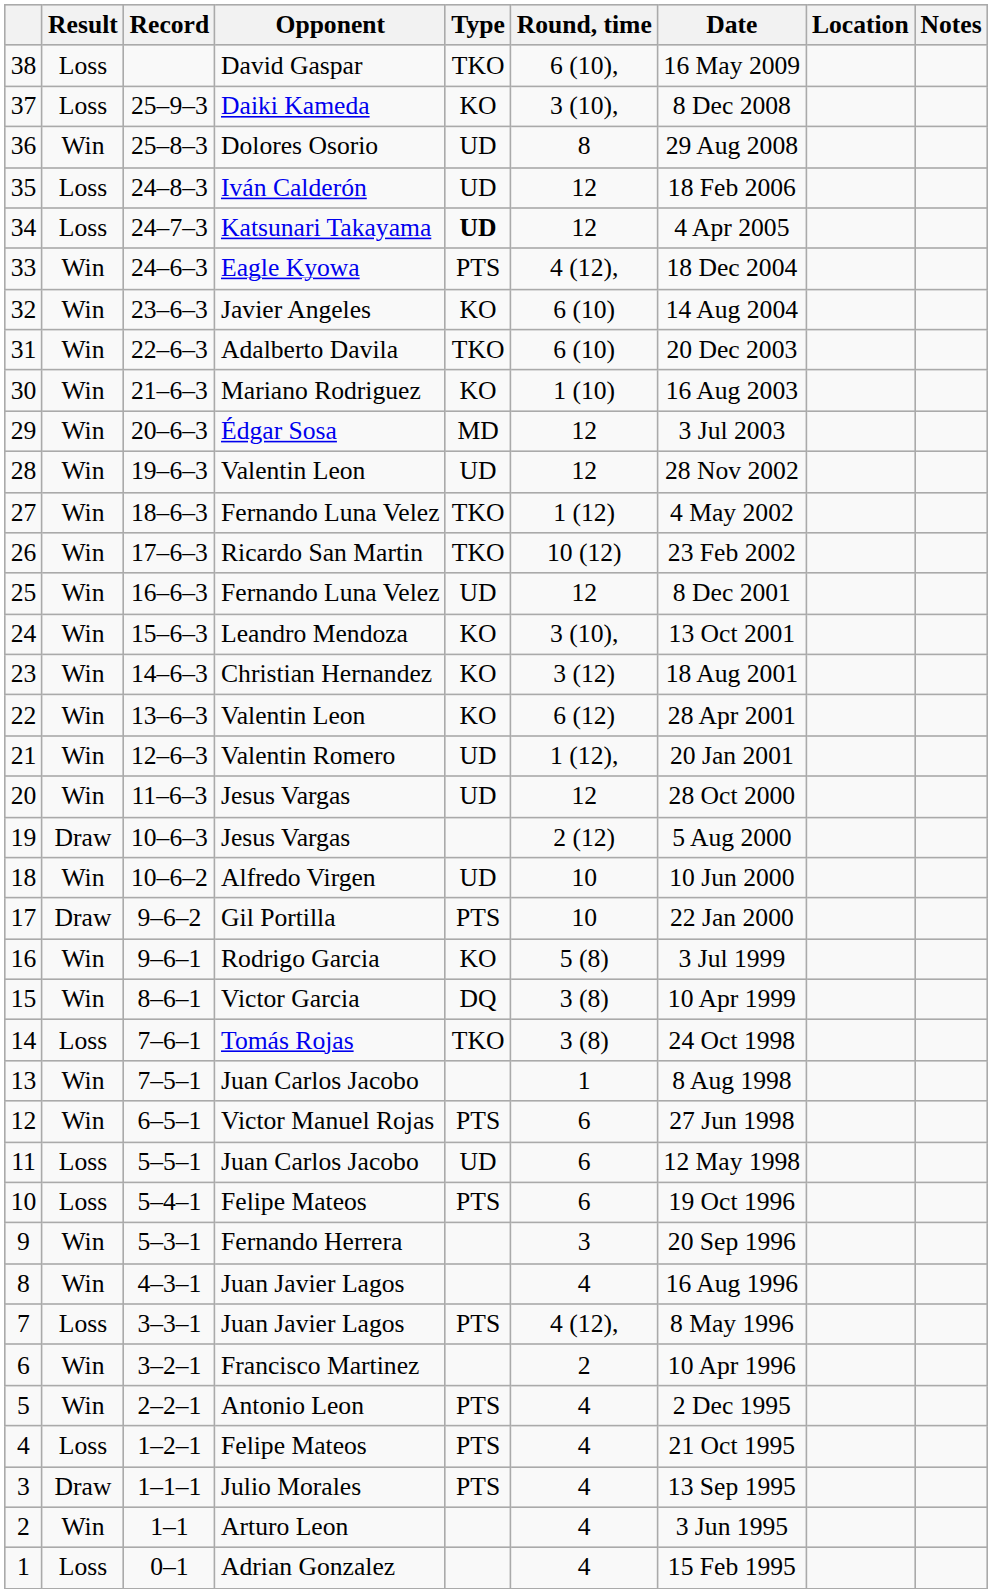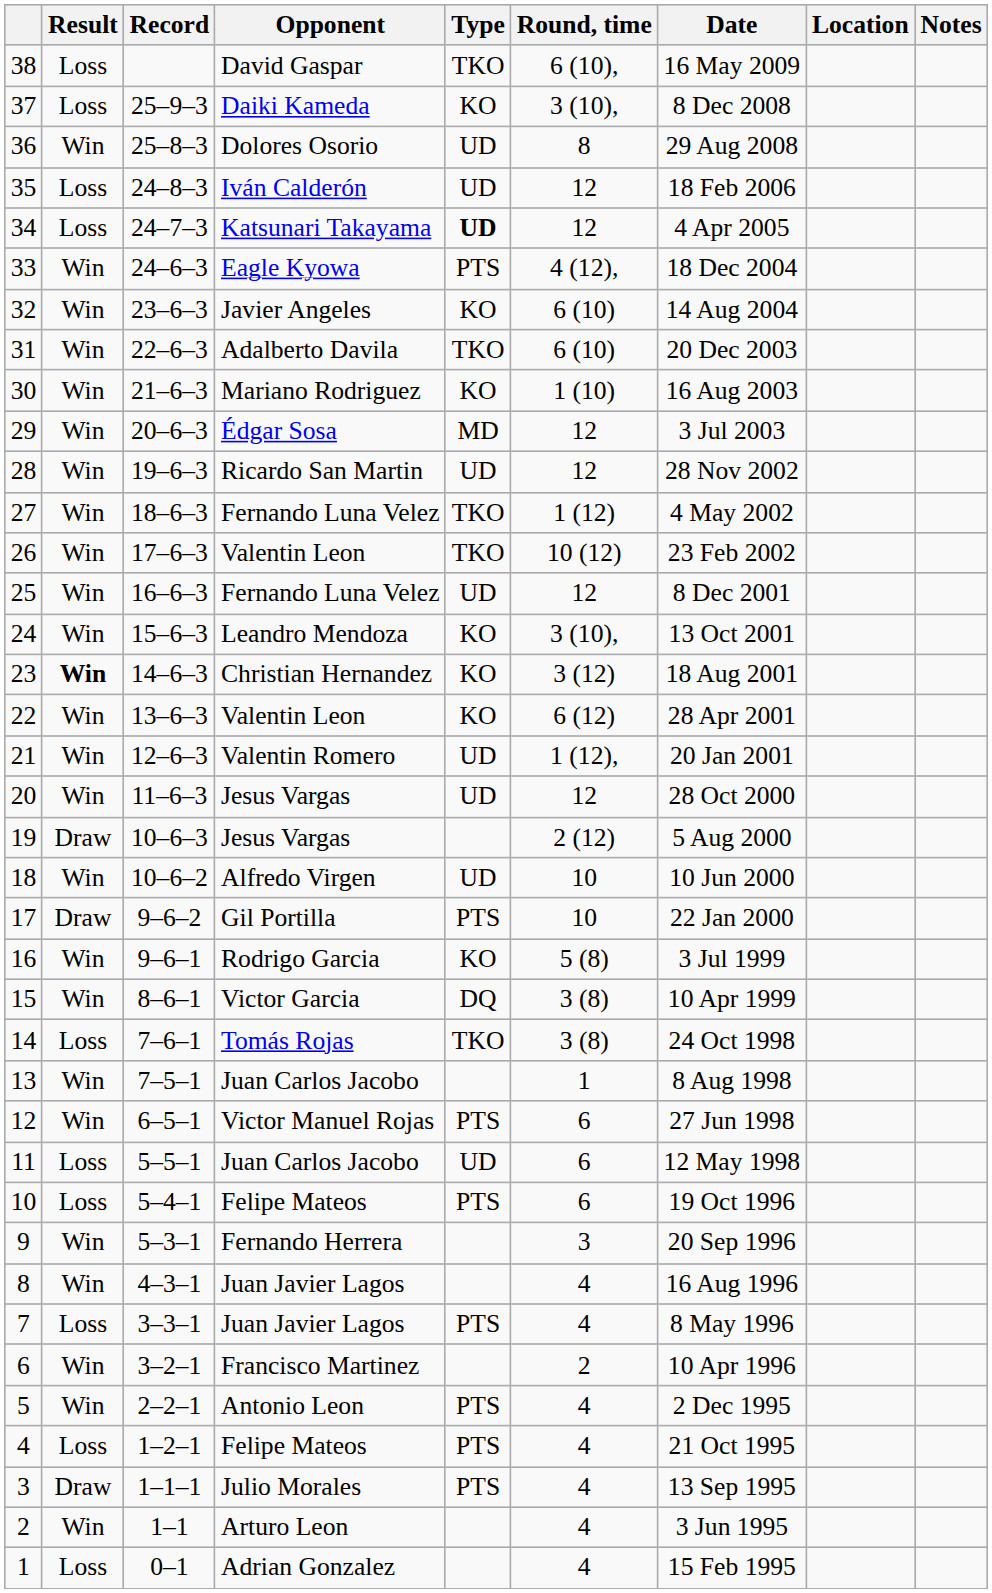(293, 471) Valentin Leon -> (322, 471) Ricardo San Martin
(322, 552) Ricardo San Martin -> (293, 552) Valentin Leon
(83, 674) normal -> (83, 674) bold
(584, 1324) 4 (12), -> (584, 1324) 4
